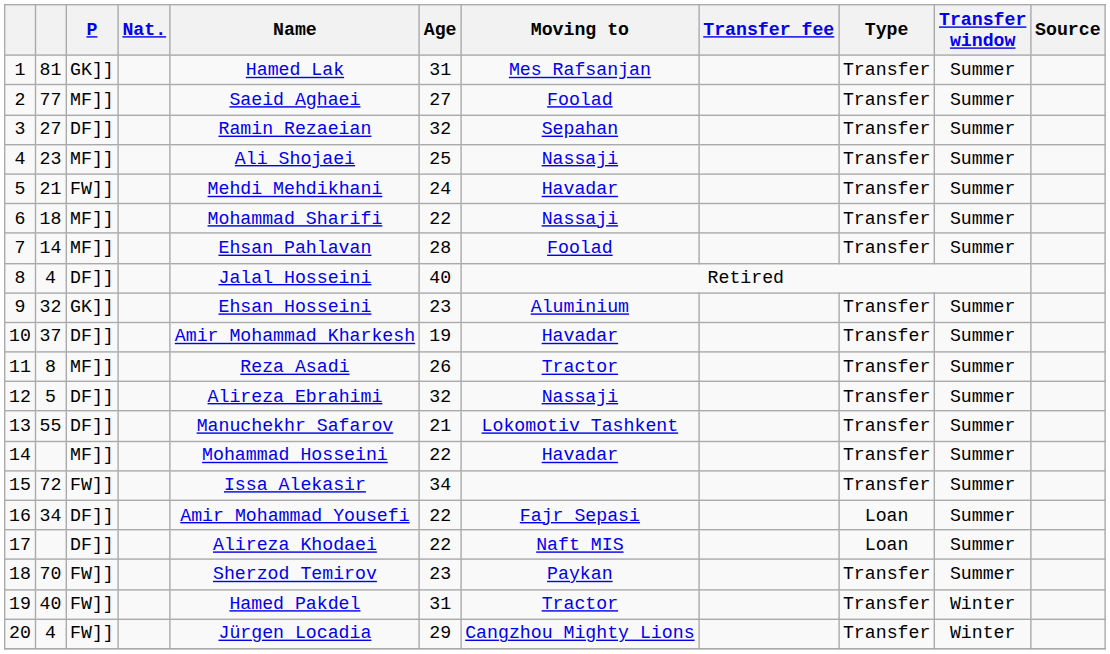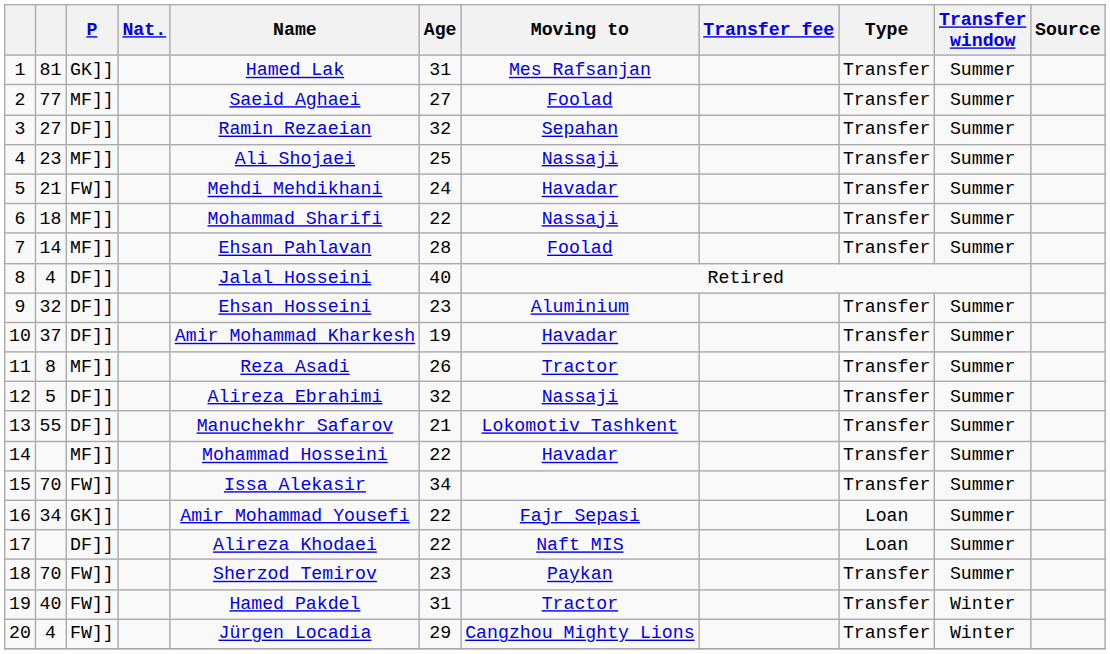(92, 307) GK]] -> (92, 307) DF]]
(50, 485) 72 -> (50, 485) 70
(92, 515) DF]] -> (92, 515) GK]]
